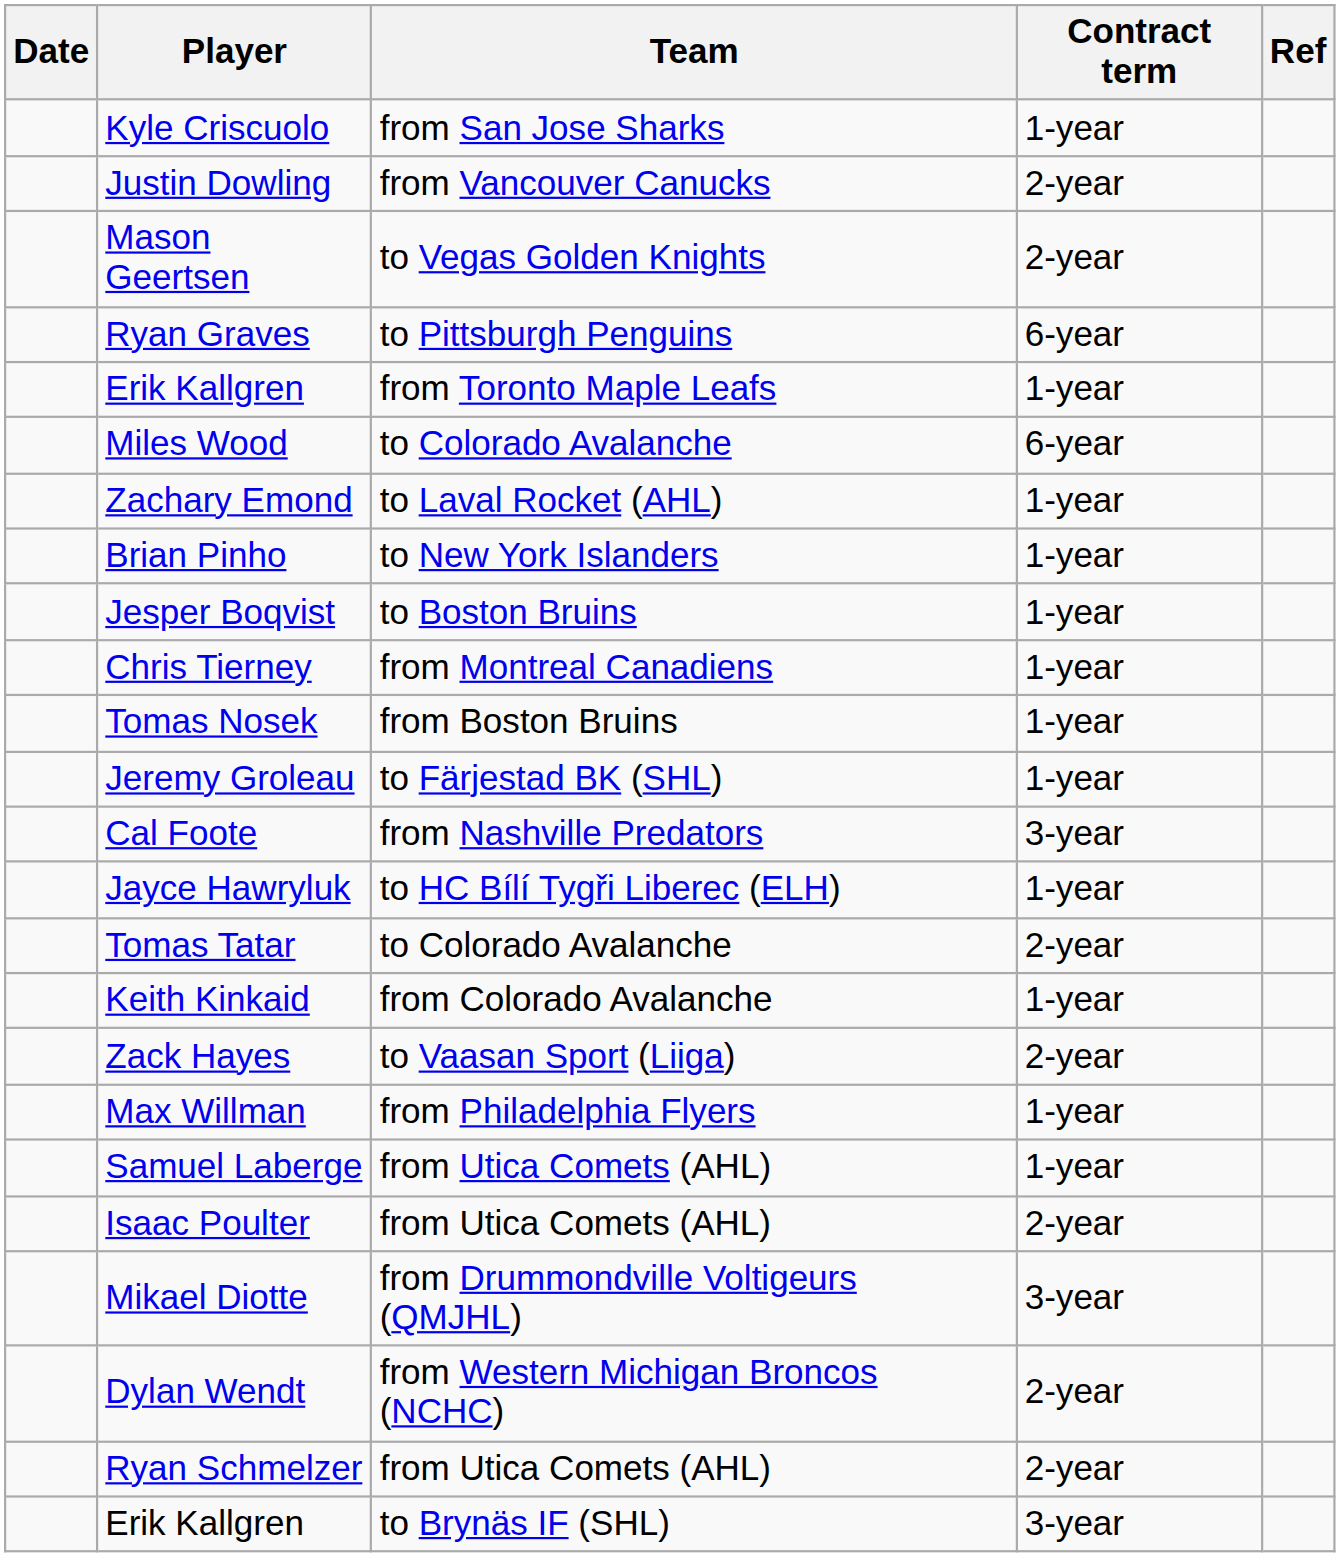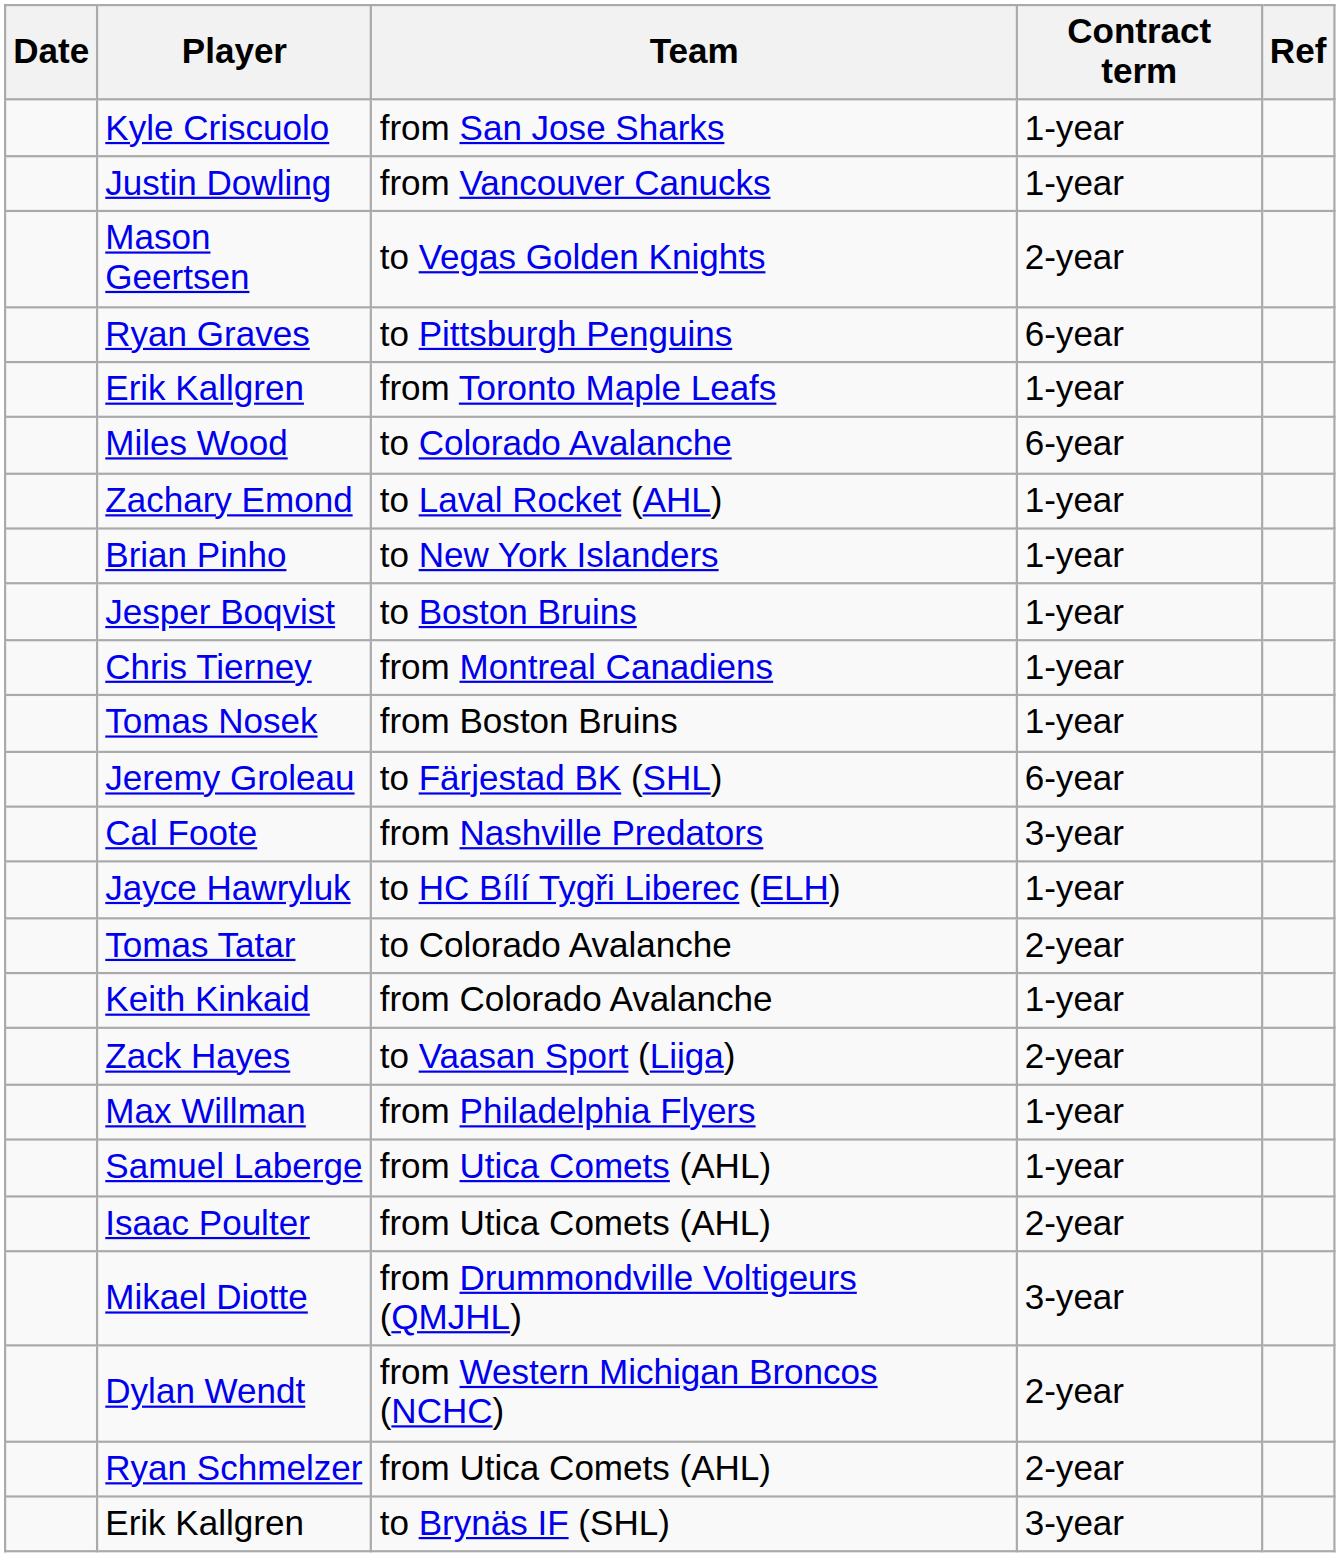(1074, 182) 2-year -> (1074, 182) 1-year
(1074, 777) 1-year -> (1074, 777) 6-year
